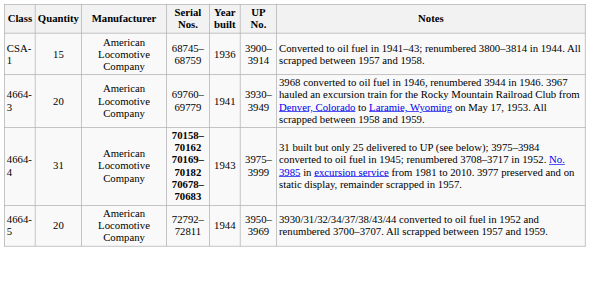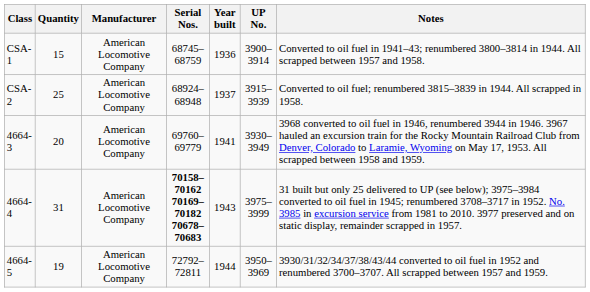+ row: (19, 95)
(58, 225) 20 -> (58, 266) 19
